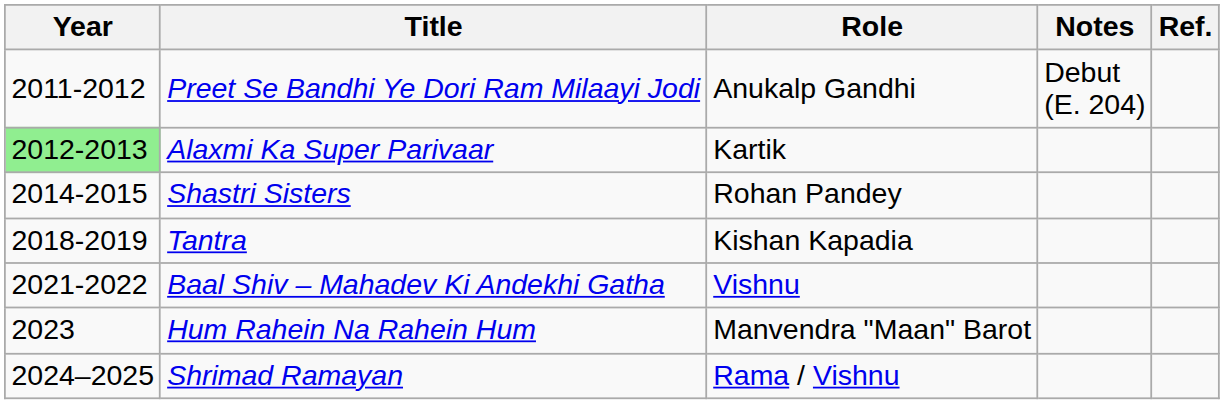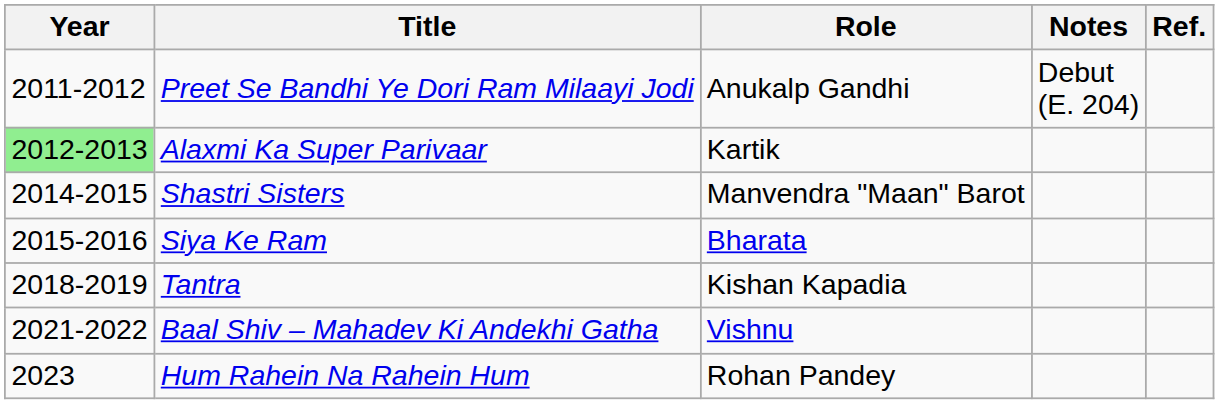(807, 194) Rohan Pandey -> (866, 194) Manvendra "Maan" Barot
+ row: (244, 239)
(872, 330) Manvendra "Maan" Barot -> (801, 375) Rohan Pandey
- row: (285, 375)
